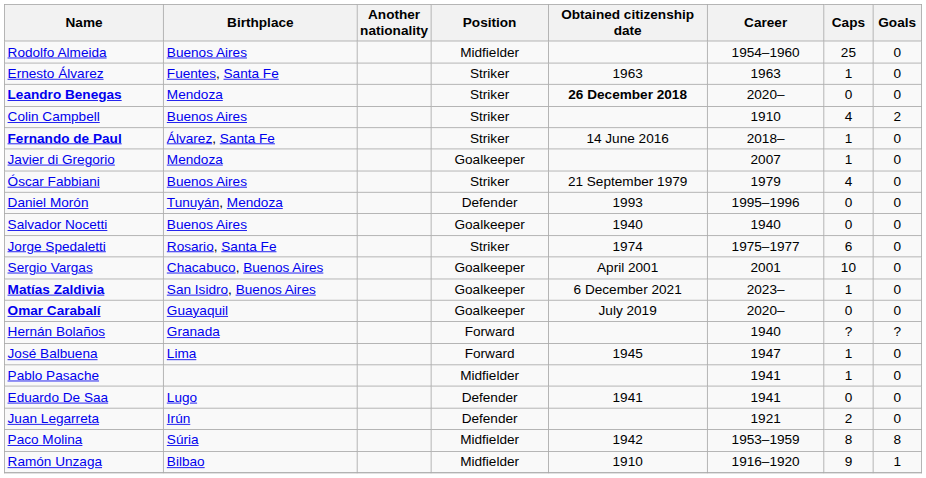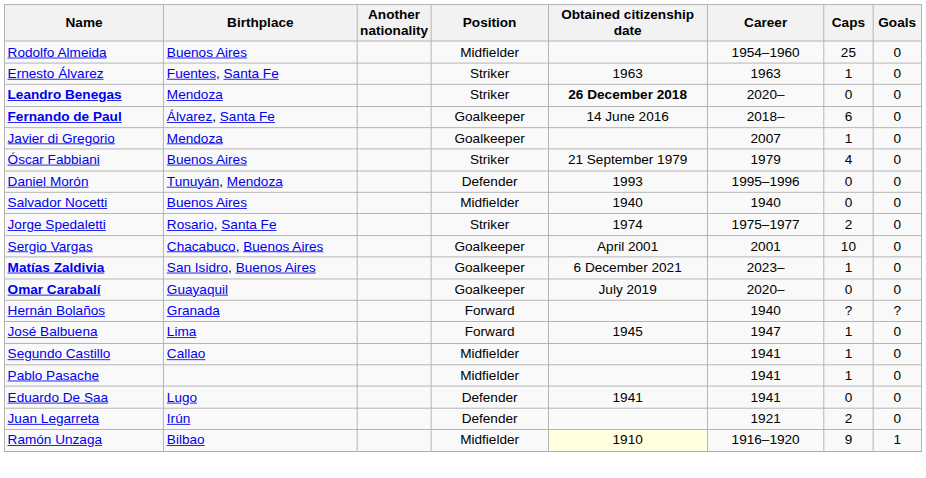- row: (54, 116)
(490, 138) Striker -> (490, 116) Goalkeeper
(848, 138) 1 -> (848, 116) 6
(490, 224) Goalkeeper -> (490, 203) Midfielder
(848, 246) 6 -> (848, 224) 2
+ row: (59, 354)
- row: (45, 440)
(628, 461) no background -> (628, 440) lightyellow background
